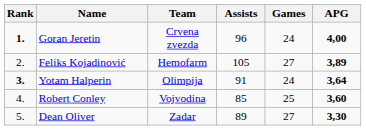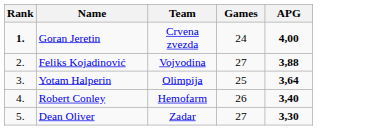- column: (241, 13)
(182, 62) Hemofarm -> (182, 62) Vojvodina
(337, 62) 3,89 -> (289, 62) 3,88
(20, 80) bold -> (20, 80) normal
(289, 80) 24 -> (241, 80) 25
(182, 98) Vojvodina -> (182, 98) Hemofarm
(289, 98) 25 -> (241, 98) 26
(337, 98) 3,60 -> (289, 98) 3,40
